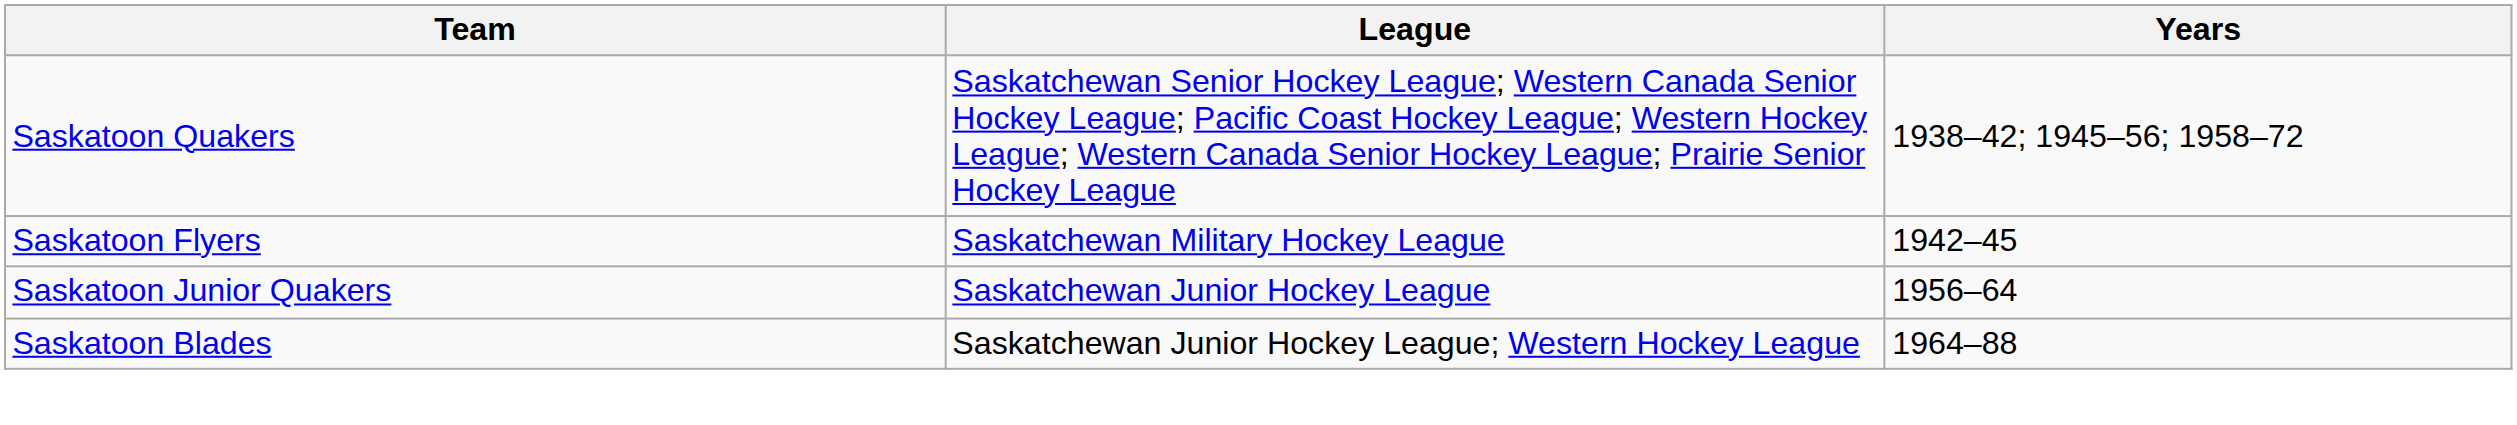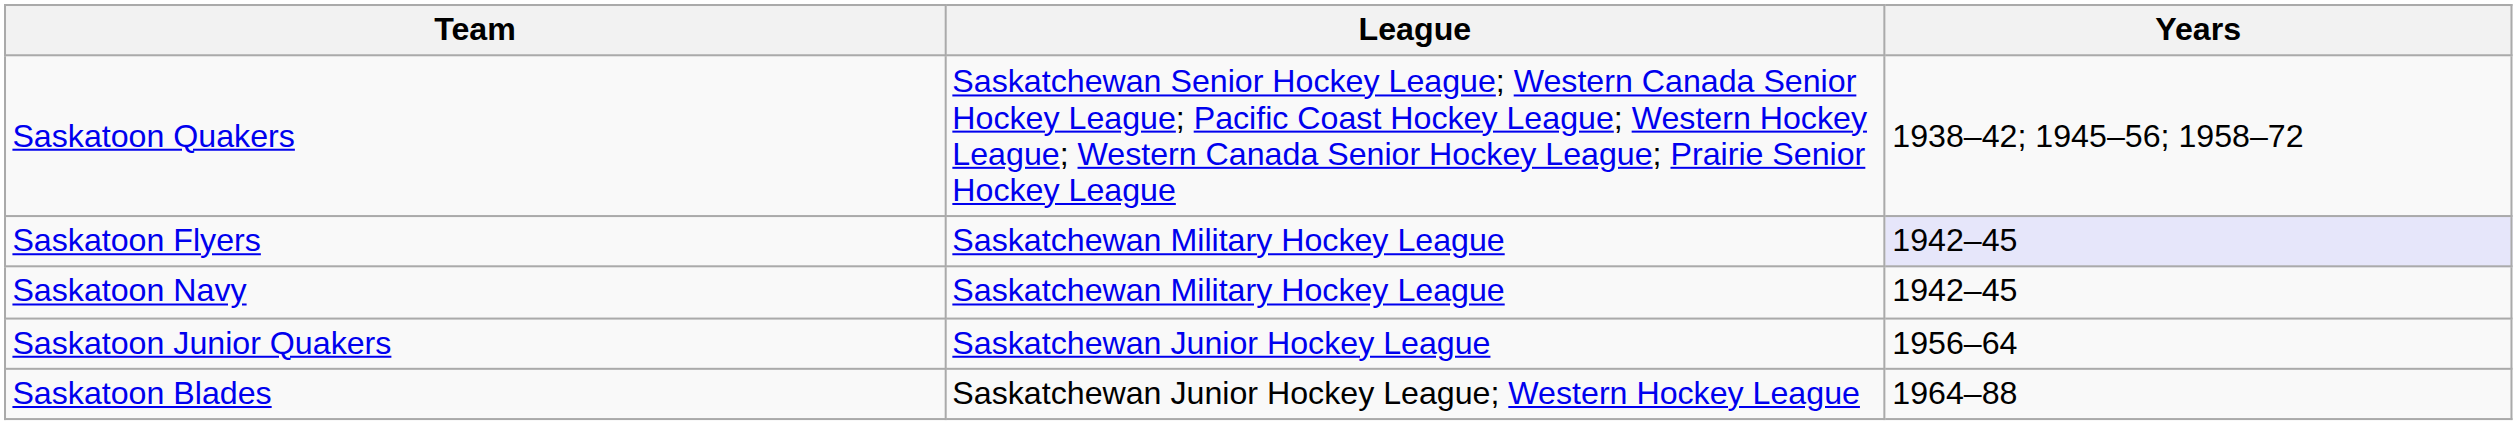(1955, 240) no background -> (1955, 240) lavender background
+ row: (130, 291)
